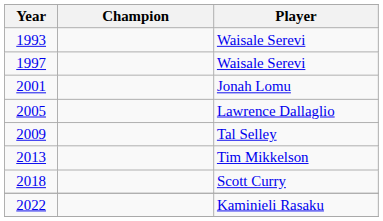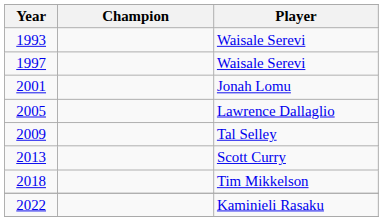(263, 157) Tim Mikkelson -> (251, 157) Scott Curry
(251, 181) Scott Curry -> (263, 181) Tim Mikkelson
